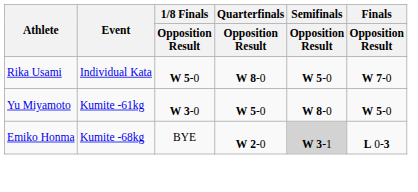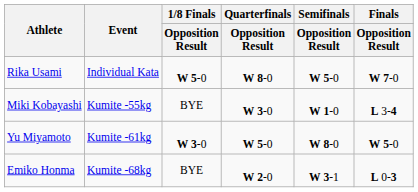+ row: (44, 105)
(317, 144) lightgrey background -> (324, 177) no background
